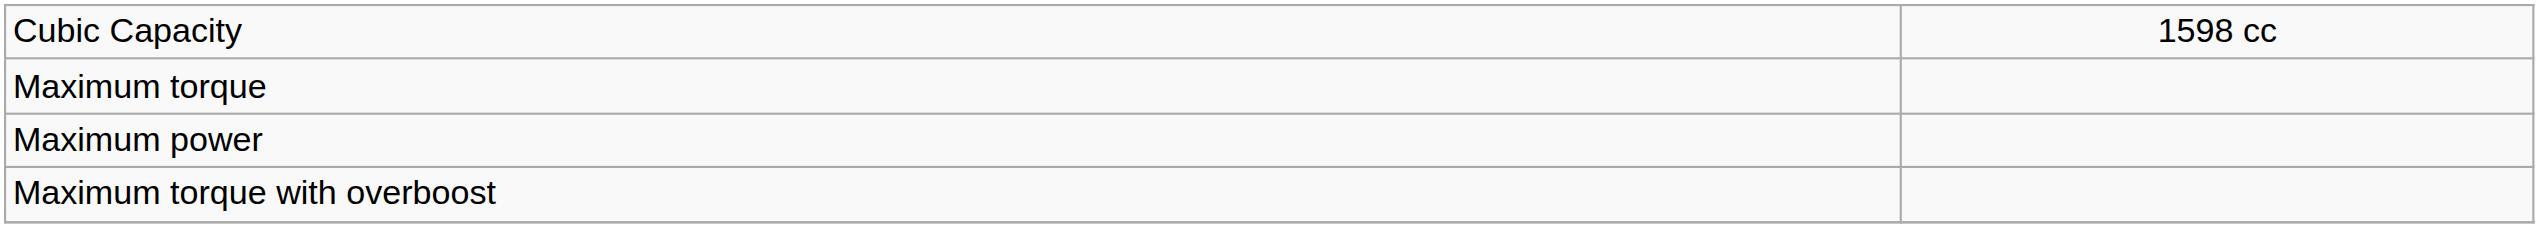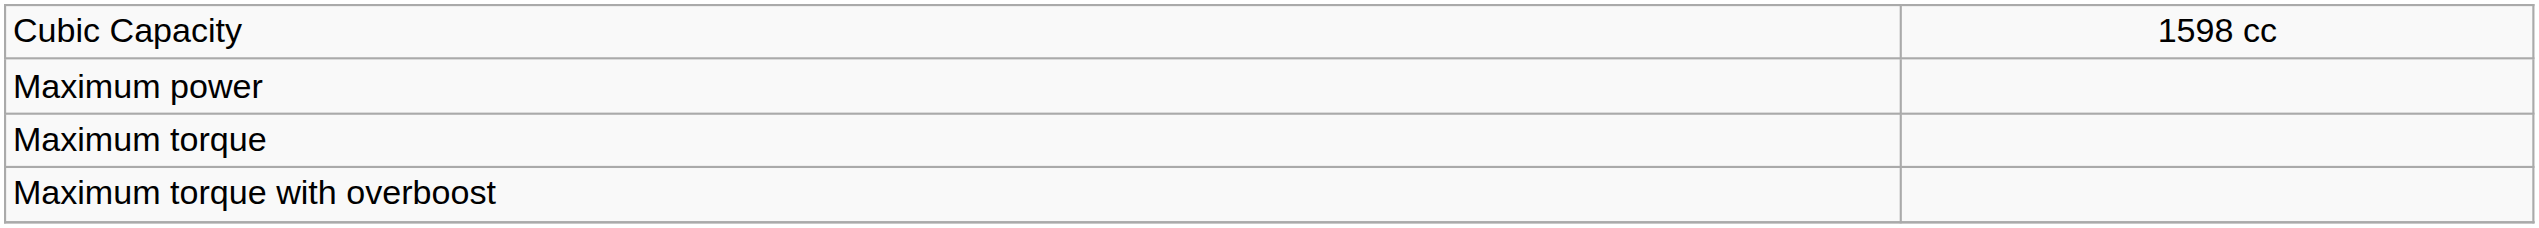rows swapped: (138, 139) <-> (140, 85)
